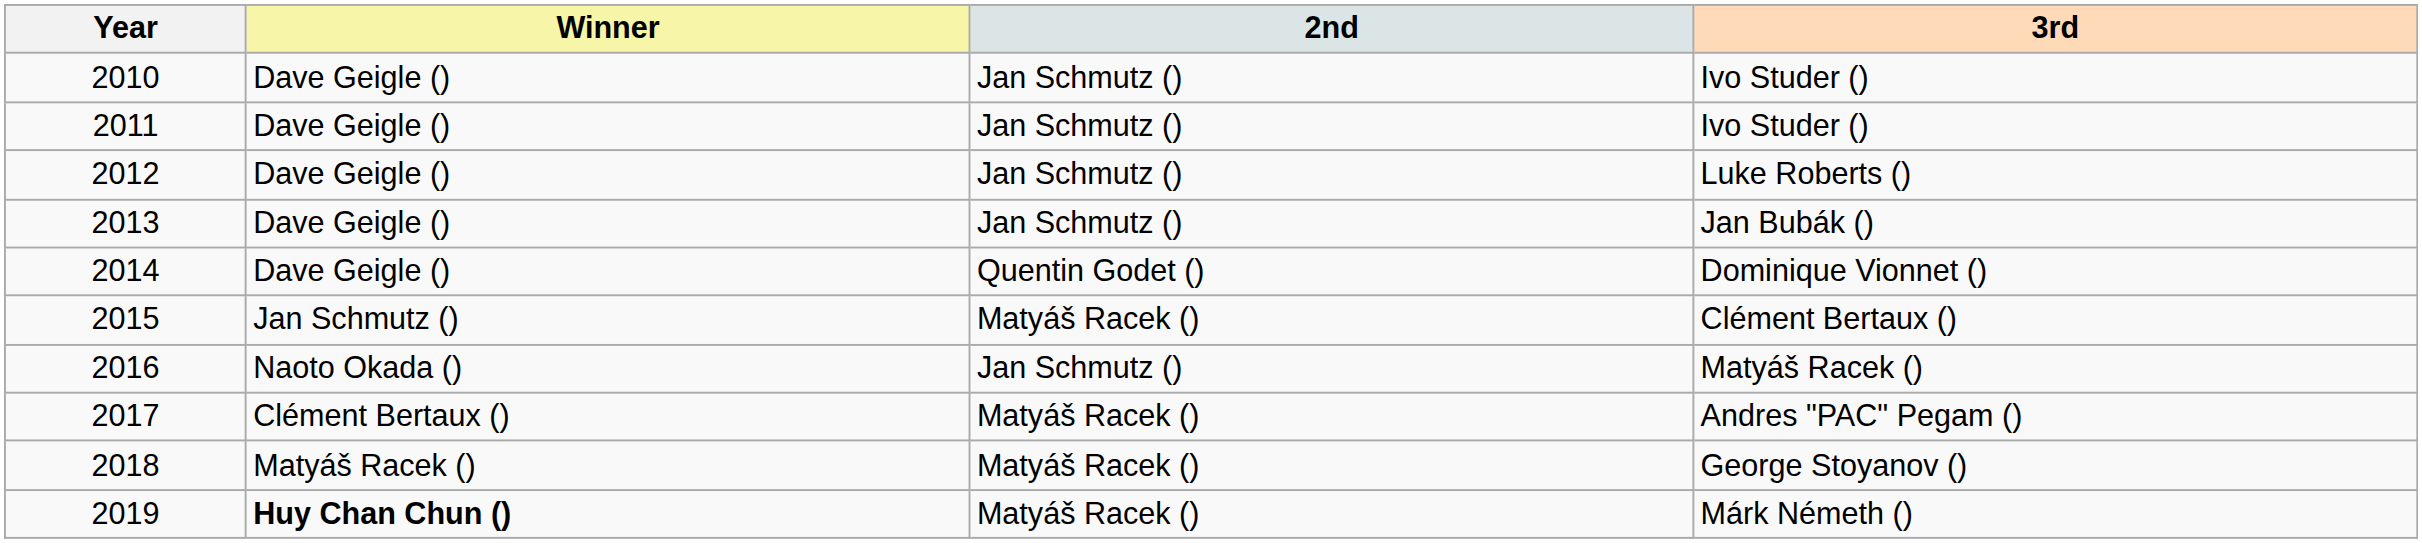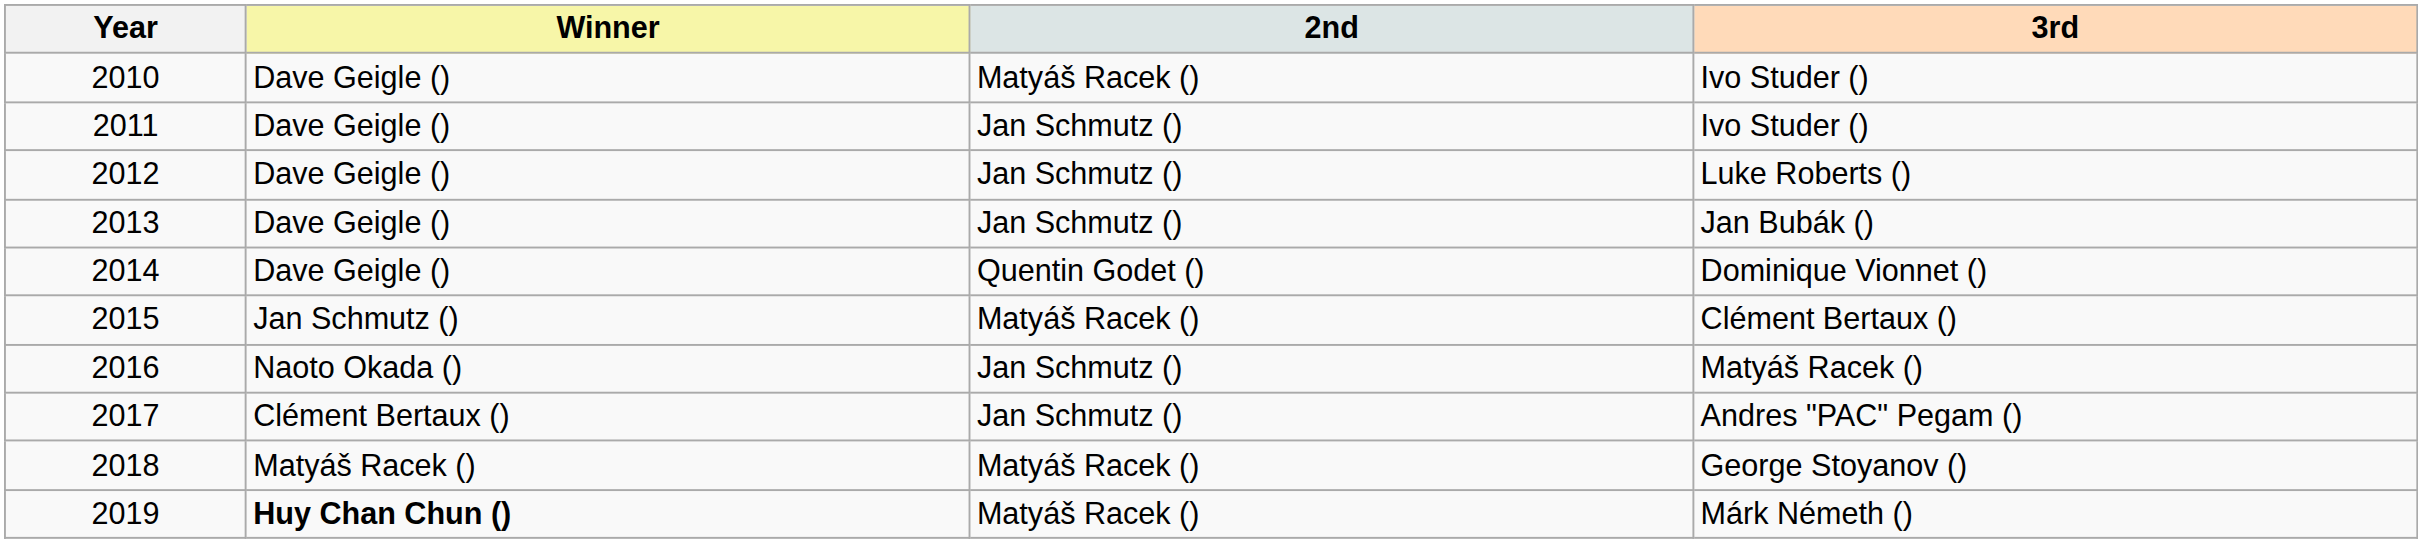(1080, 77) Jan Schmutz () -> (1088, 77) Matyáš Racek ()
(1088, 416) Matyáš Racek () -> (1080, 416) Jan Schmutz ()
